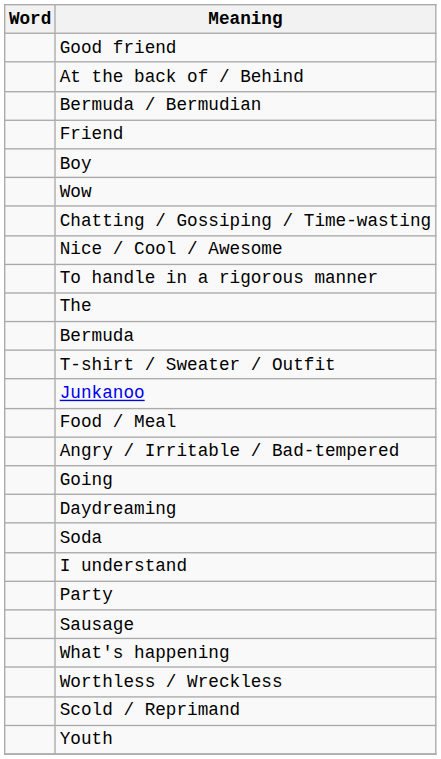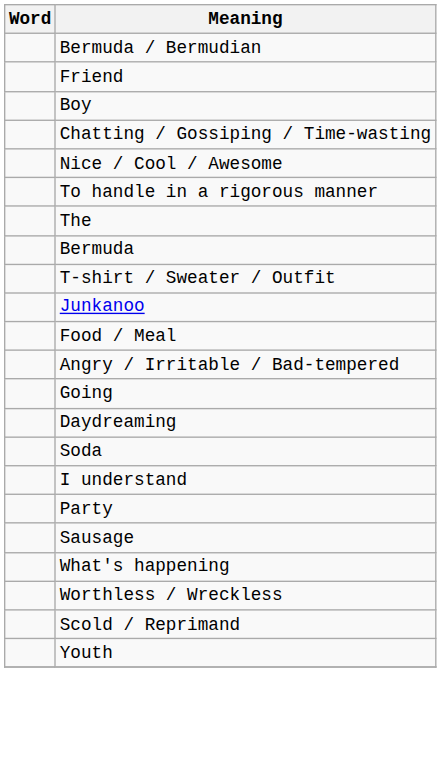- row: (118, 48)
- row: (182, 77)
- row: (76, 192)
